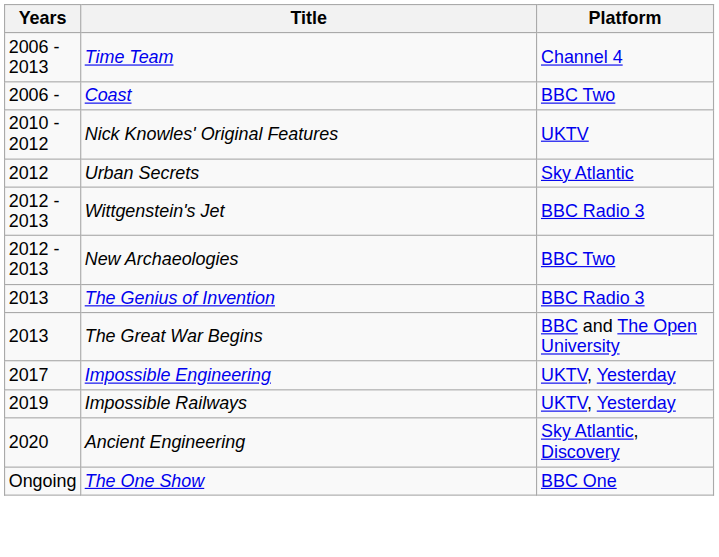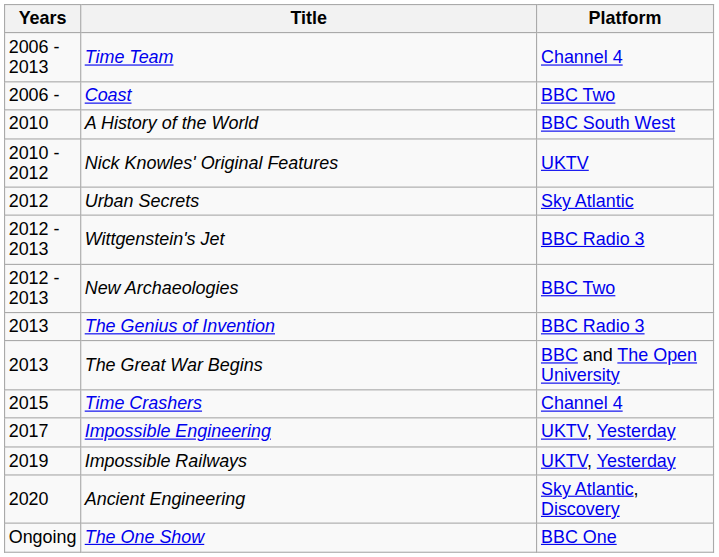+ row: (172, 124)
+ row: (143, 403)
